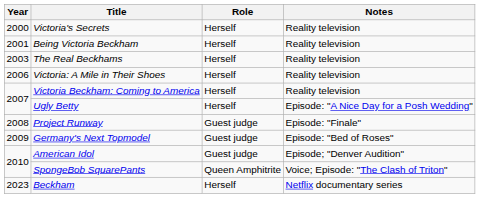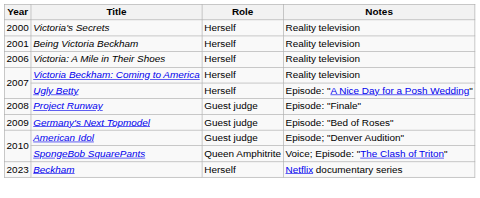- row: (78, 59)
